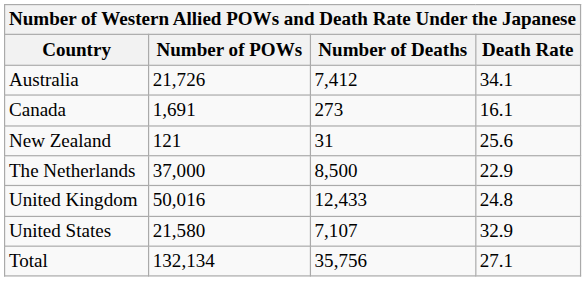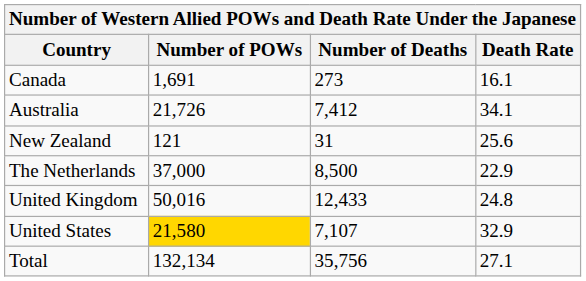rows swapped: (44, 79) <-> (38, 110)
(179, 230) no background -> (179, 230) gold background
